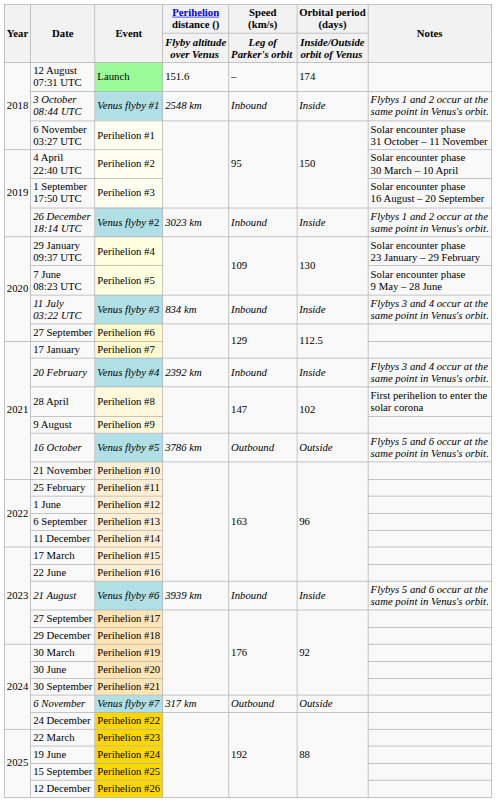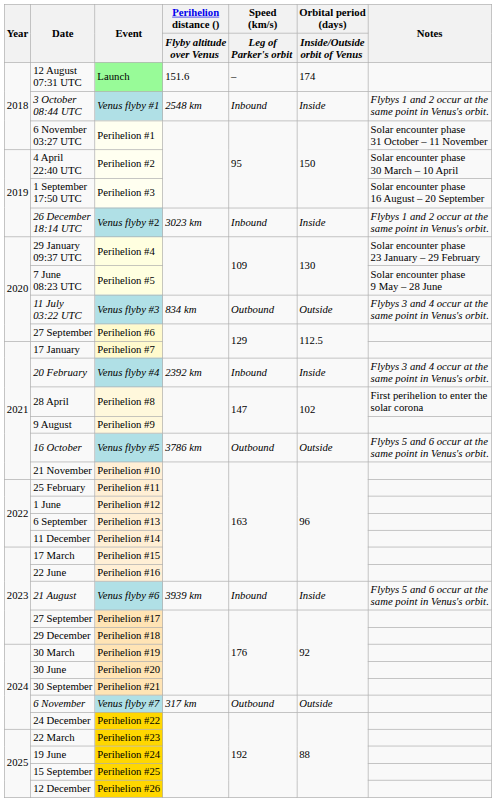(249, 309) Inbound -> (253, 309) Outbound
(312, 309) Inside -> (316, 309) Outside
